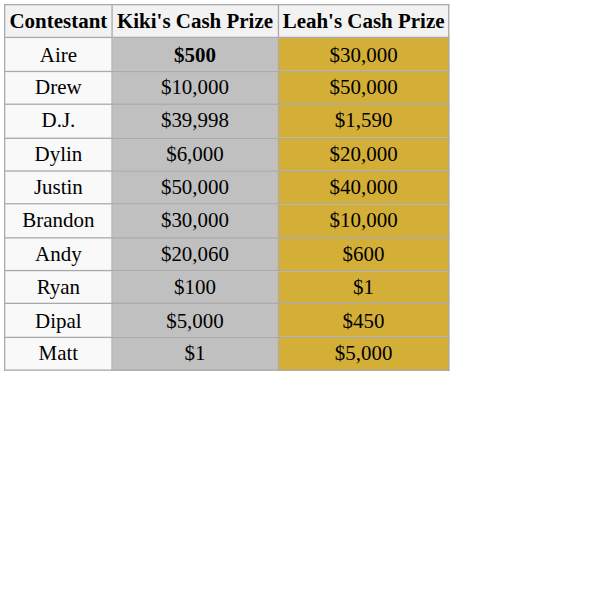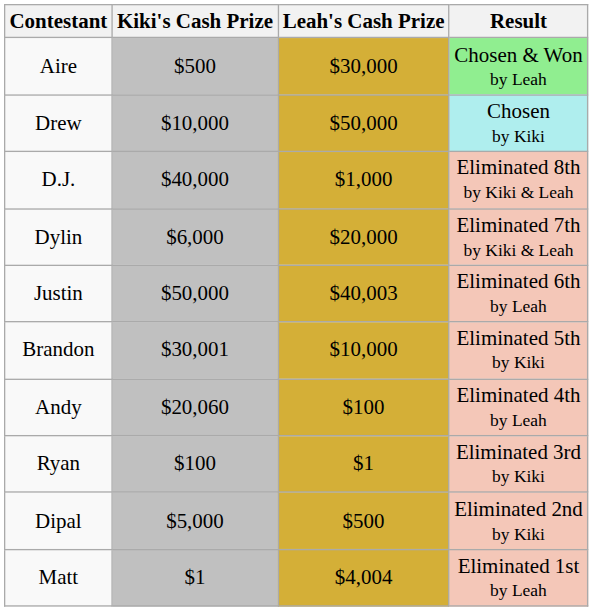+ column: (518, 21)
(195, 54) bold -> (195, 66) normal
(195, 120) $39,998 -> (195, 179) $40,000
(364, 120) $1,590 -> (364, 179) $1,000
(364, 187) $40,000 -> (364, 293) $40,003
(195, 220) $30,000 -> (195, 350) $30,001
(364, 253) $600 -> (364, 407) $100
(364, 320) $450 -> (364, 520) $500
(364, 353) $5,000 -> (364, 577) $4,004
